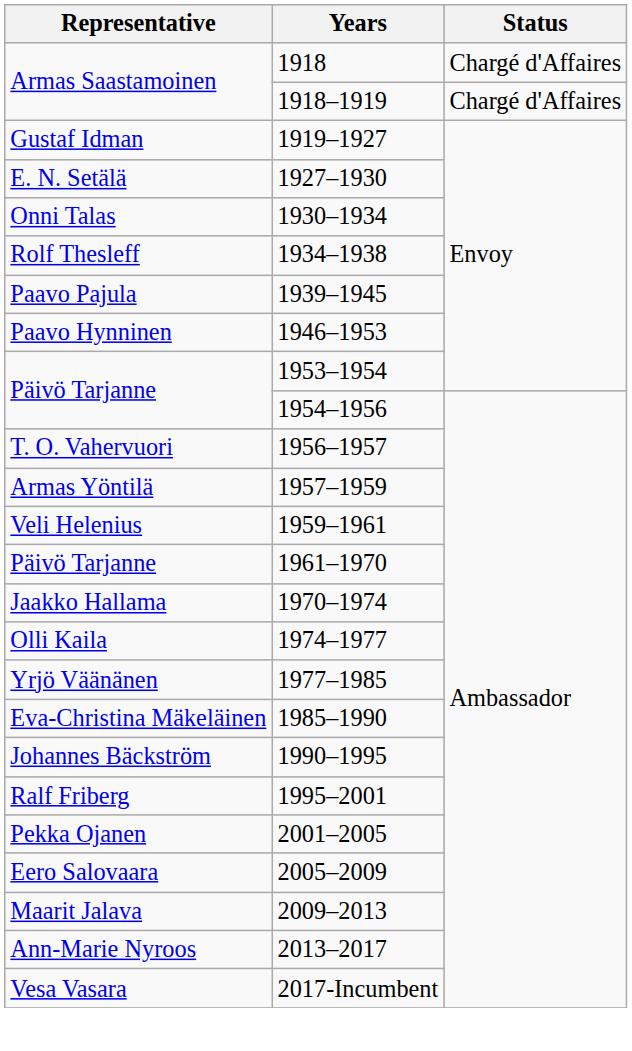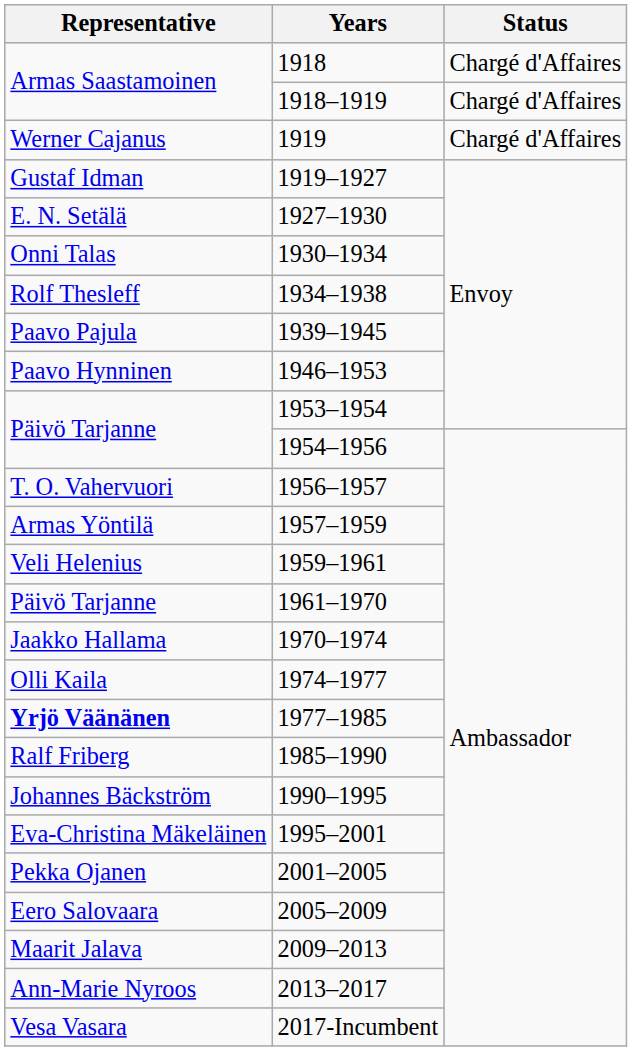+ row: (302, 139)
(84, 679) normal -> (90, 718) bold
(138, 718) Eva-Christina Mäkeläinen -> (70, 756) Ralf Friberg
(70, 795) Ralf Friberg -> (138, 833) Eva-Christina Mäkeläinen
